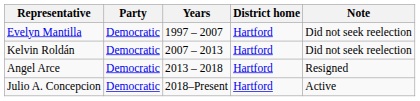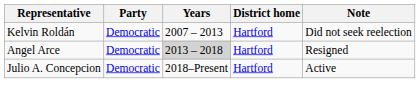- row: (44, 31)
(194, 68) no background -> (194, 50) lightgrey background
